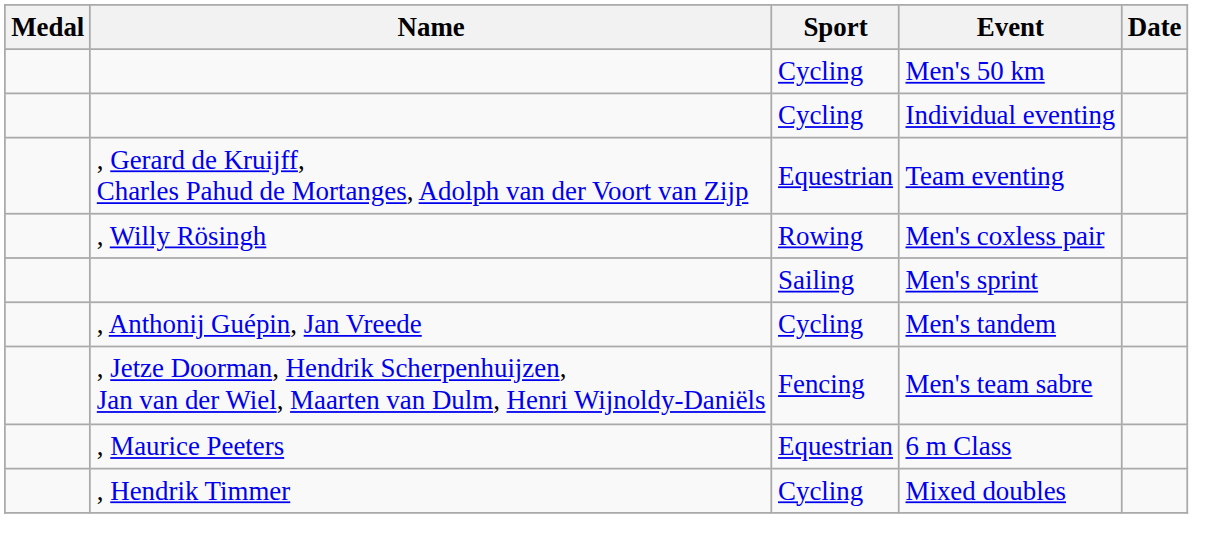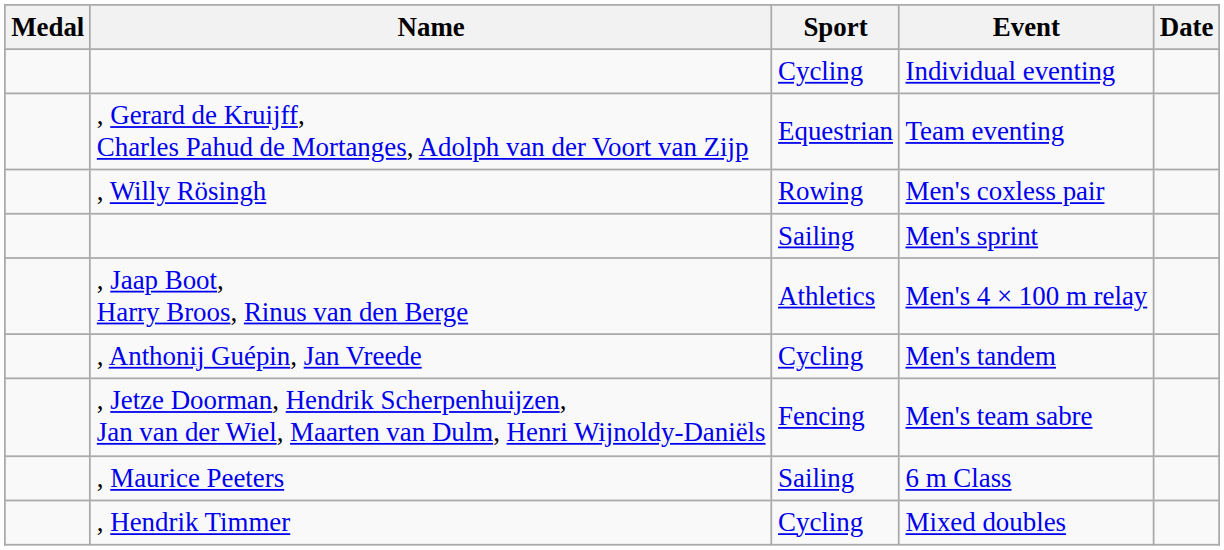- row: (975, 71)
+ row: (1026, 296)
(836, 445) Equestrian -> (816, 477) Sailing
